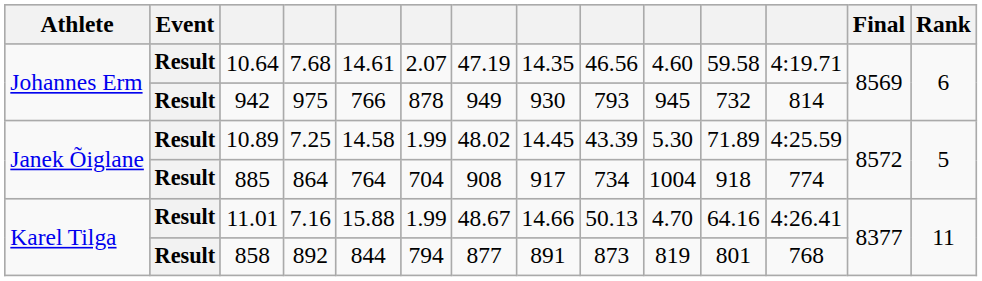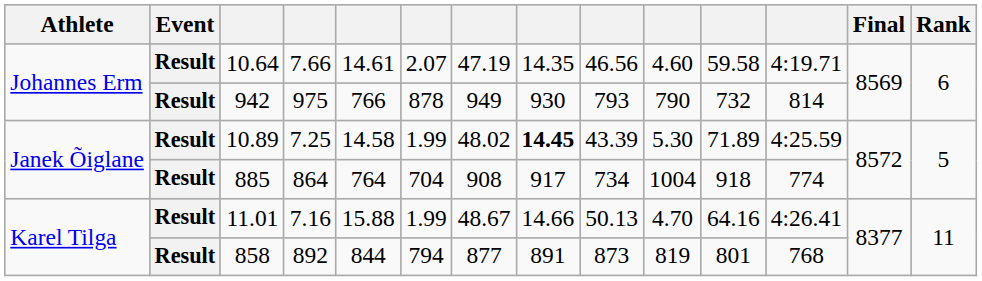(310, 62) 7.68 -> (310, 62) 7.66
(673, 101) 945 -> (673, 101) 790
(548, 140) normal -> (548, 140) bold
